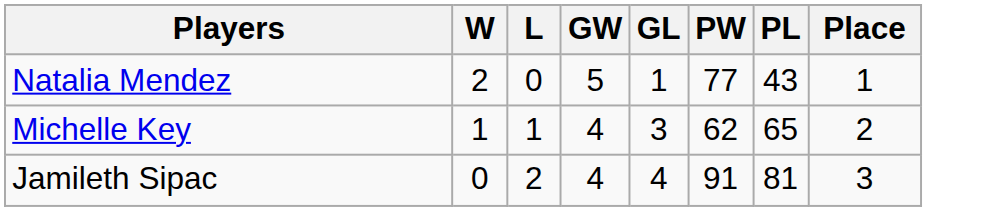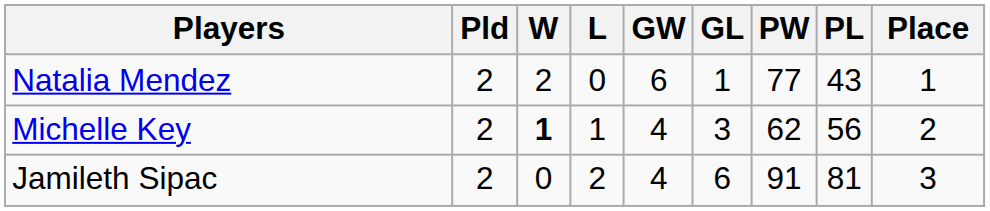+ column: (485, 29)
(595, 79) 5 -> (659, 79) 6
(480, 129) normal -> (543, 129) bold
(781, 129) 65 -> (844, 129) 56
(659, 179) 4 -> (722, 179) 6
